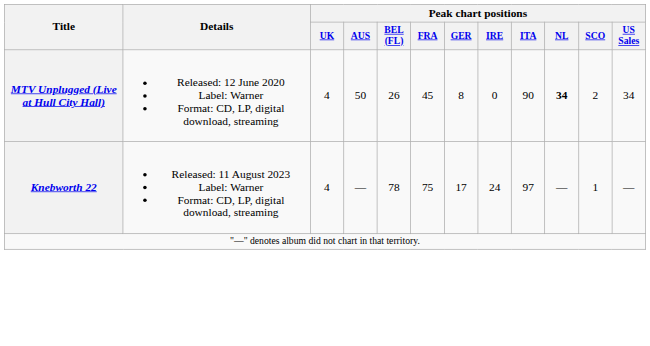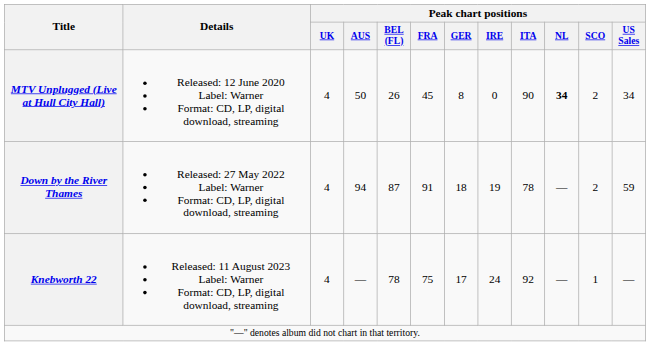+ row: (64, 187)
(528, 187) 97 -> (528, 279) 92
